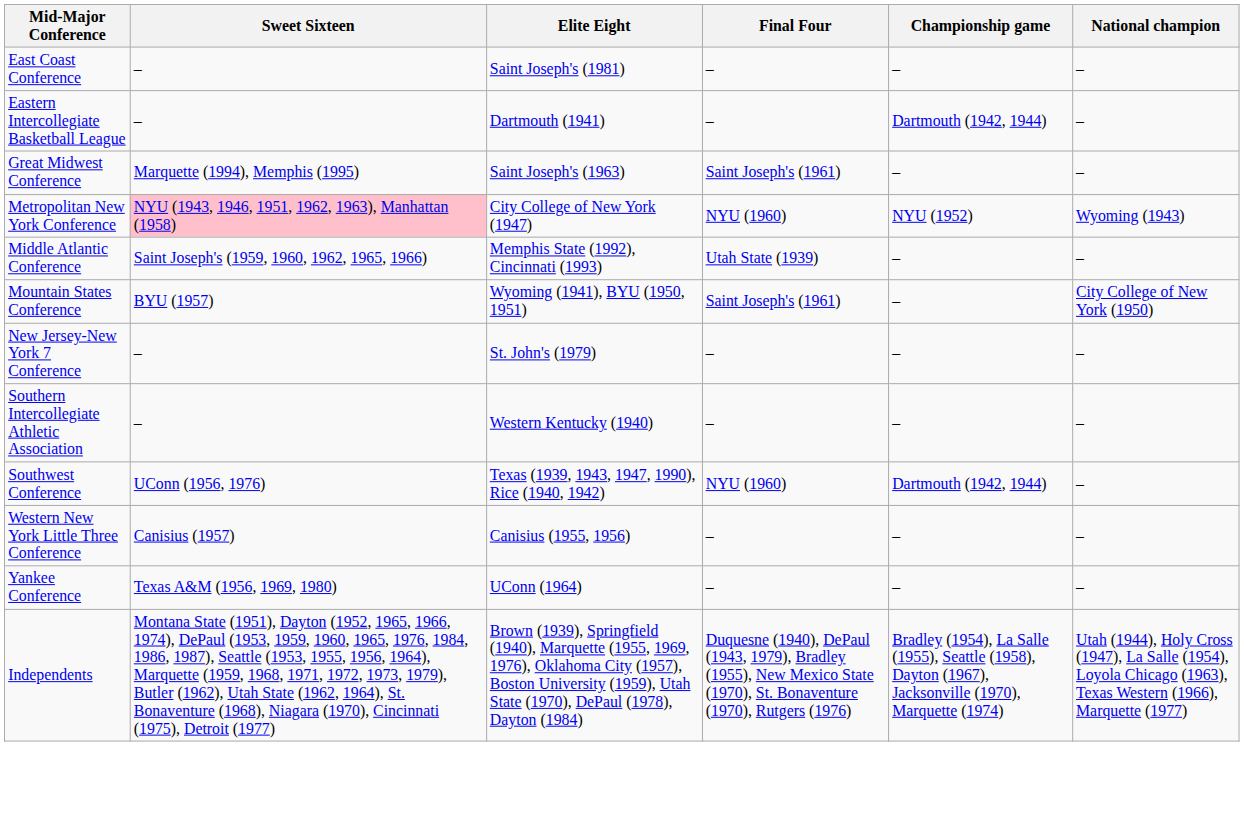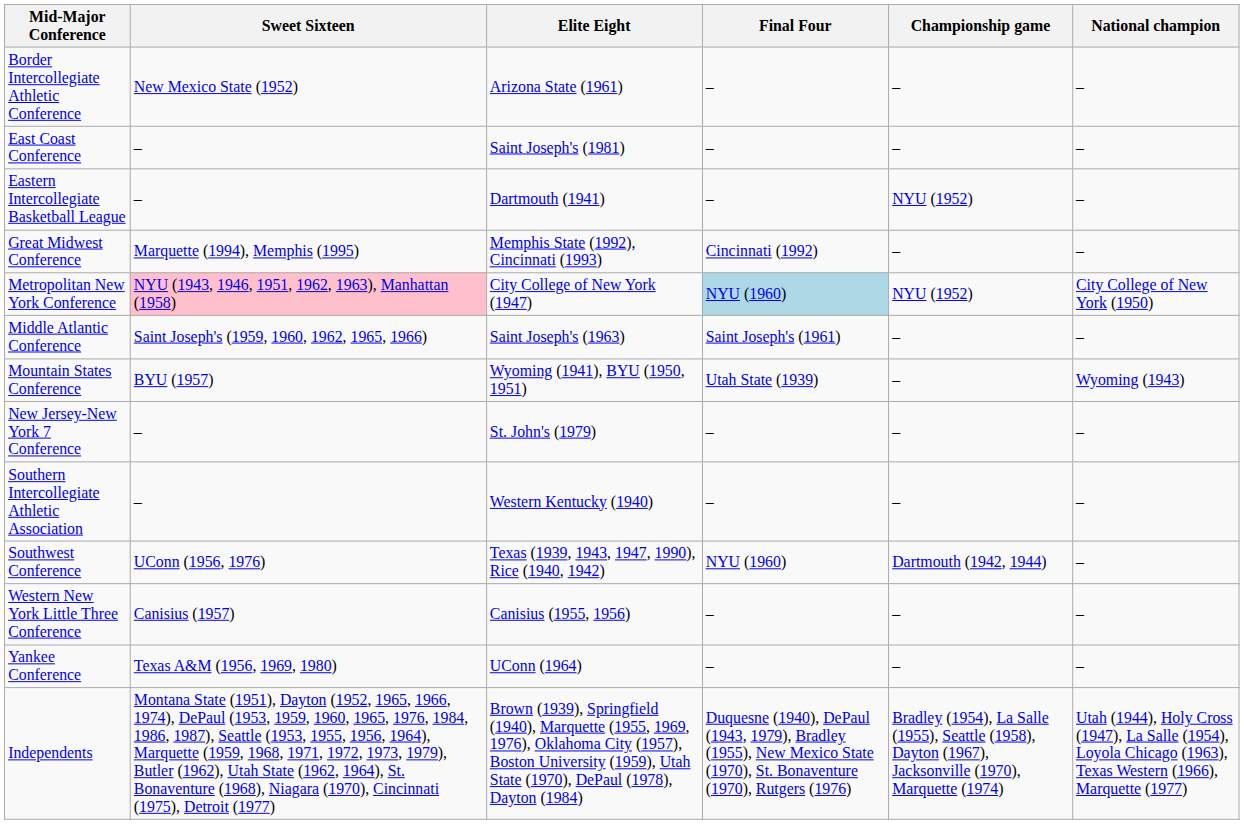+ row: (54, 86)
(969, 120) Dartmouth (1942, 1944) -> (932, 199) NYU (1952)
(557, 172) Saint Joseph's (1963) -> (563, 251) Memphis State (1992), Cincinnati (1993)
(773, 172) Saint Joseph's (1961) -> (762, 251) Cincinnati (1992)
(746, 215) no background -> (746, 294) lightblue background
(1130, 215) Wyoming (1943) -> (1142, 294) City College of New York (1950)
(563, 258) Memphis State (1992), Cincinnati (1993) -> (557, 337) Saint Joseph's (1963)
(762, 258) Utah State (1939) -> (773, 337) Saint Joseph's (1961)
(773, 301) Saint Joseph's (1961) -> (762, 380) Utah State (1939)
(1142, 301) City College of New York (1950) -> (1130, 380) Wyoming (1943)
